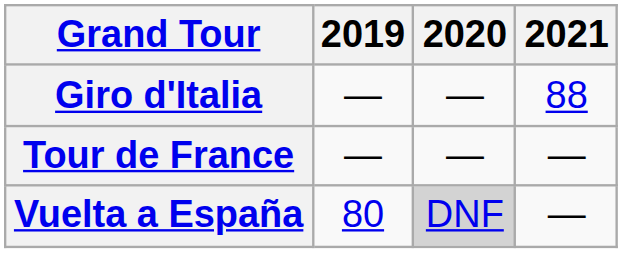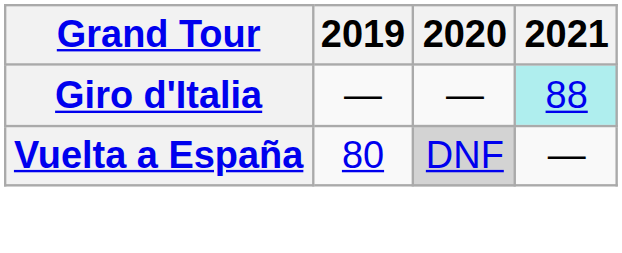(567, 94) no background -> (567, 94) paleturquoise background
- row: (159, 154)
